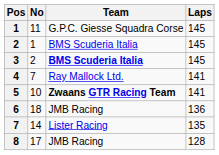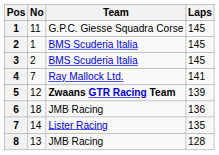(96, 61) bold -> (93, 61) normal
(36, 93) 10 -> (36, 93) 12
(197, 93) 141 -> (197, 93) 139
(36, 142) 17 -> (36, 142) 13
